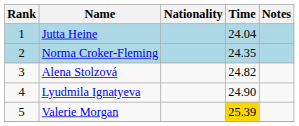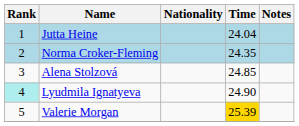(242, 72) 24.82 -> (242, 72) 24.85
(22, 92) no background -> (22, 92) paleturquoise background
